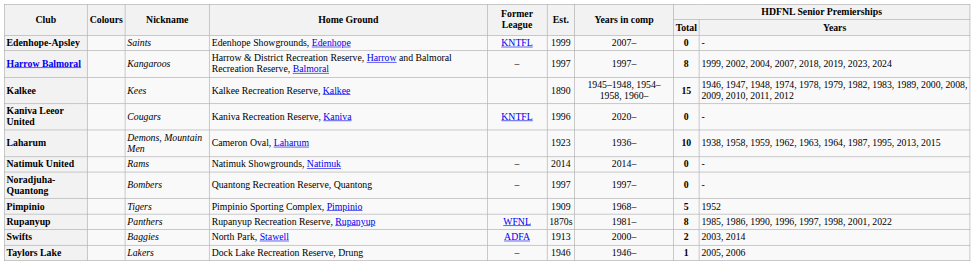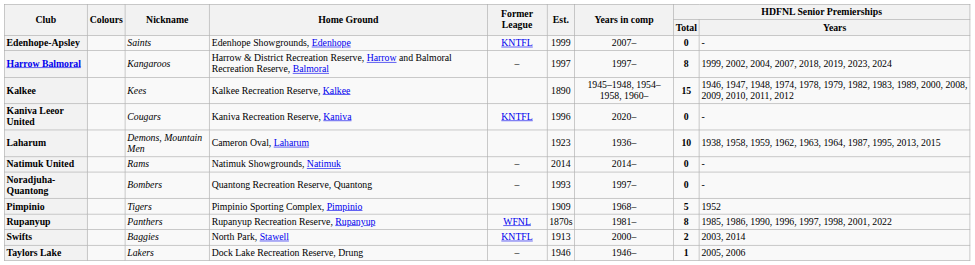(561, 185) 1997 -> (561, 185) 1993
(517, 237) ADFA -> (517, 237) KNTFL
